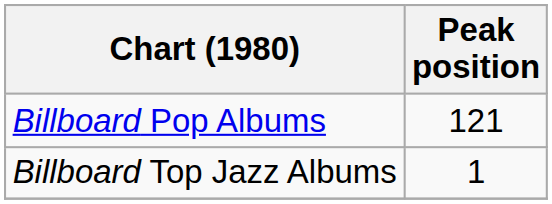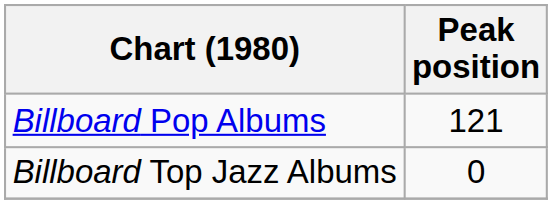(476, 172) 1 -> (476, 172) 0
